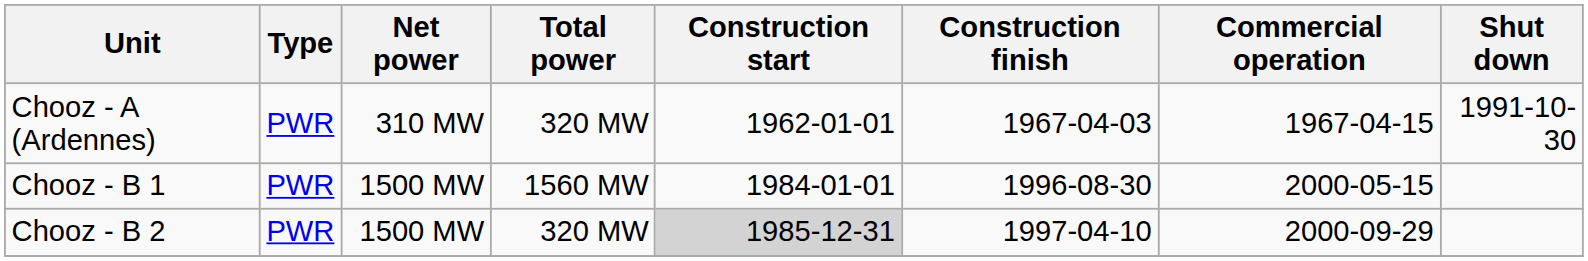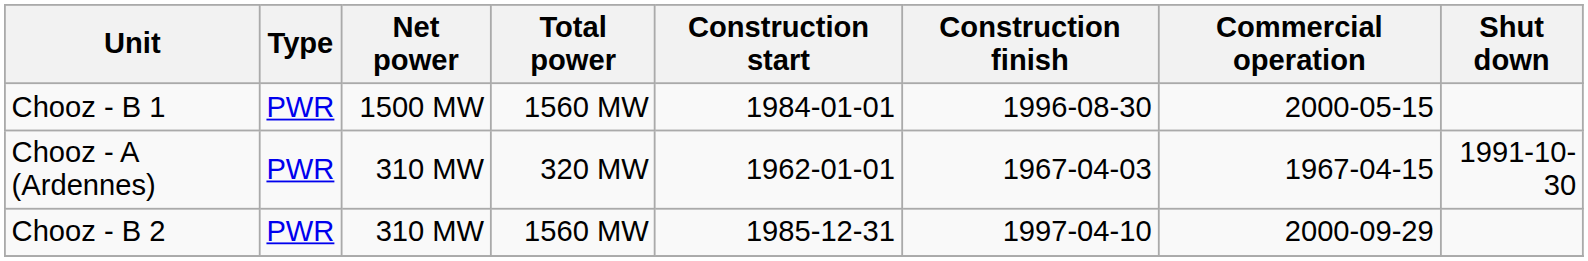rows swapped: (84, 122) <-> (89, 185)
(422, 231) 1500 MW -> (430, 231) 310 MW
(594, 231) 320 MW -> (586, 231) 1560 MW
(820, 231) lightgrey background -> (820, 231) no background
